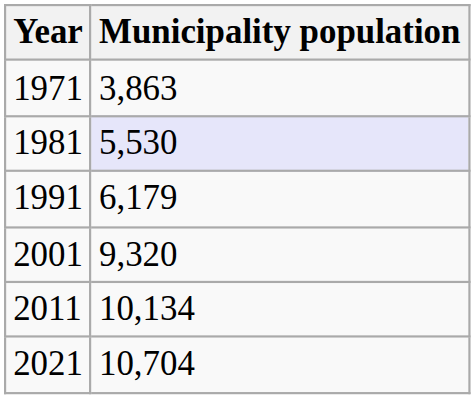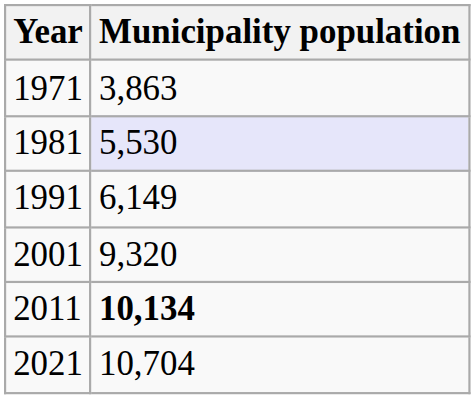(138, 198) 6,179 -> (138, 198) 6,149
(147, 308) normal -> (147, 308) bold
